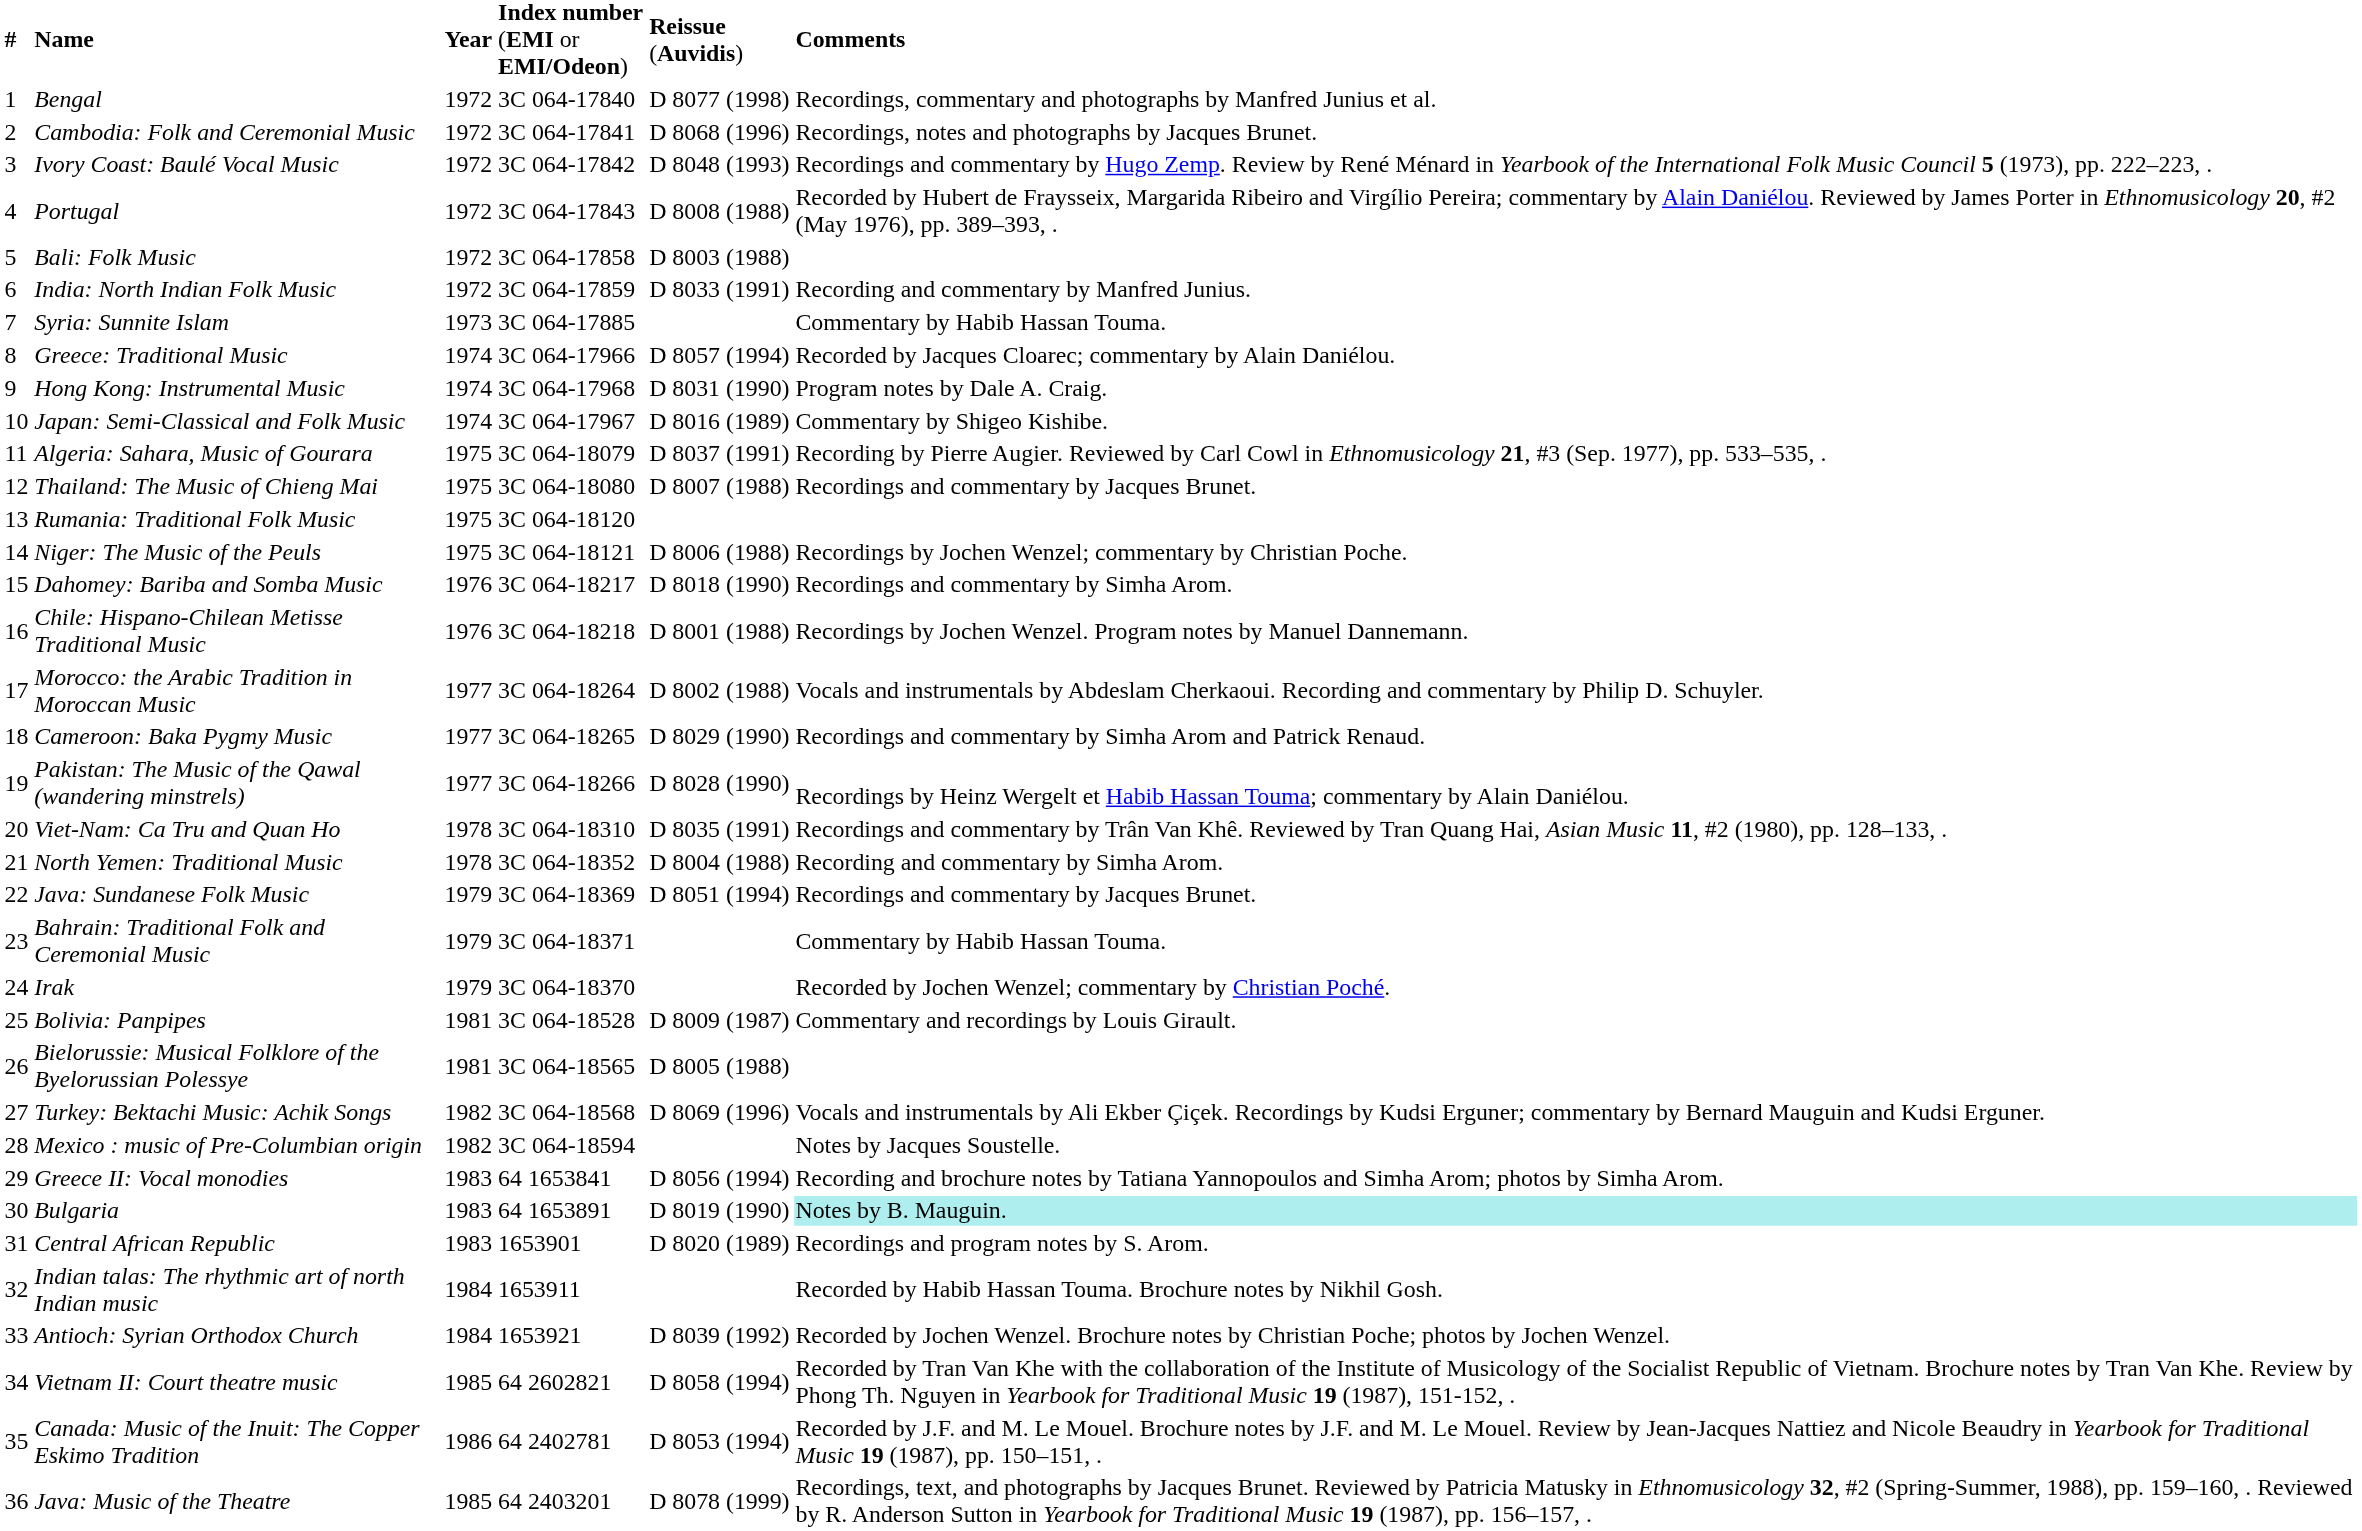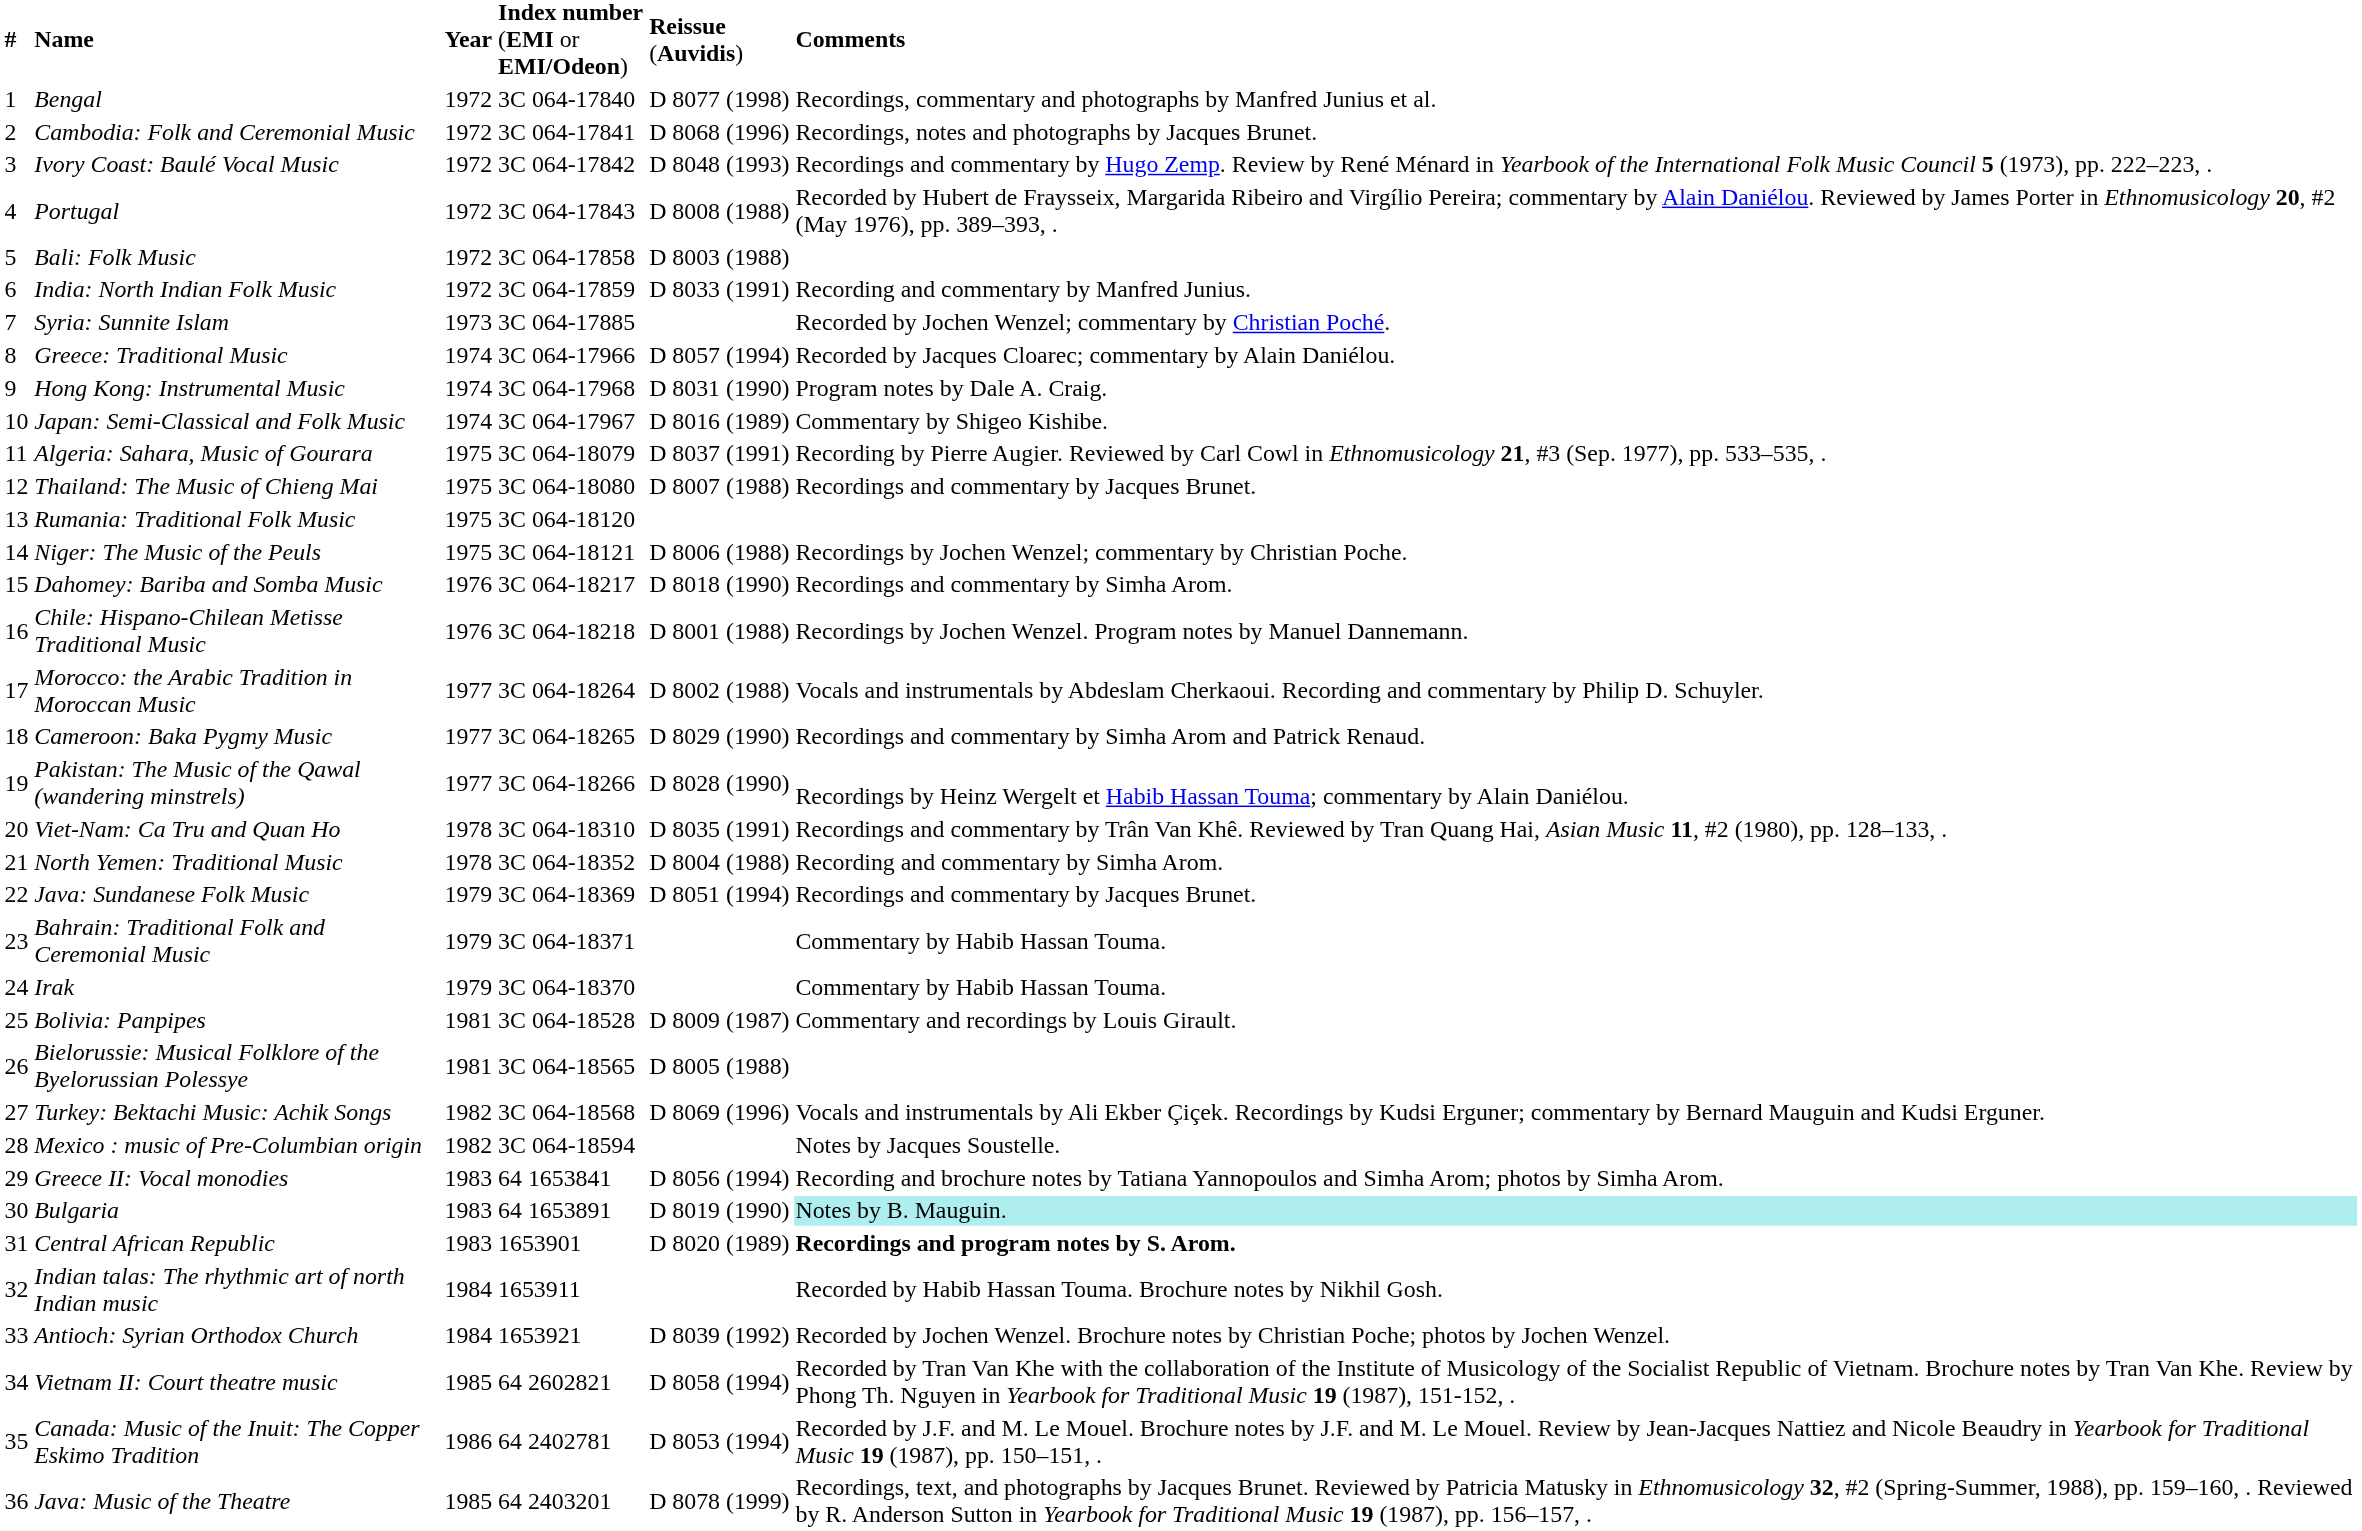(981, 322) Commentary by Habib Hassan Touma. -> (1093, 322) Recorded by Jochen Wenzel; commentary by Christian Poché.
(1093, 987) Recorded by Jochen Wenzel; commentary by Christian Poché. -> (981, 987) Commentary by Habib Hassan Touma.
(1002, 1243) normal -> (1016, 1243) bold
